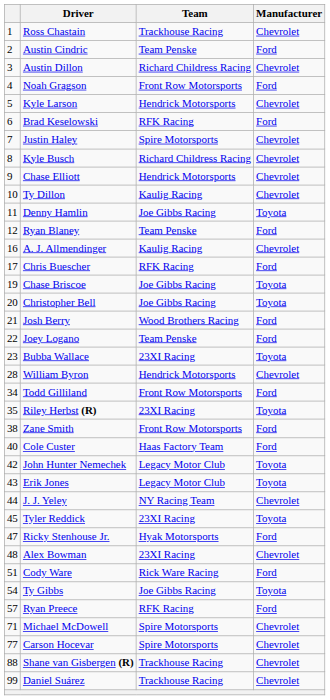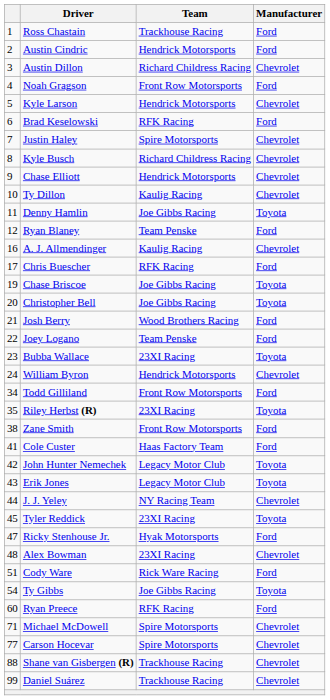(278, 31) Chevrolet -> (266, 31) Ford
(168, 49) Team Penske -> (187, 49) Hendrick Motorsports
(12, 374) 28 -> (12, 374) 24
(12, 446) 40 -> (12, 446) 41
(12, 609) 57 -> (12, 609) 60
